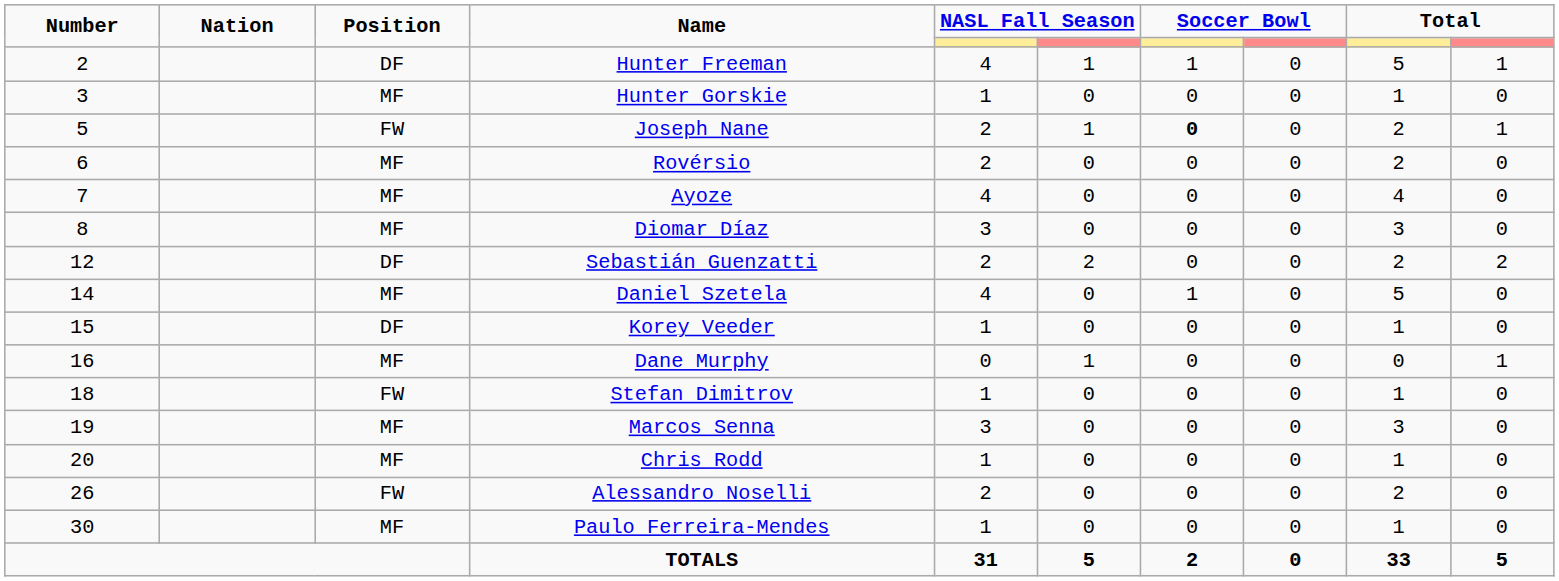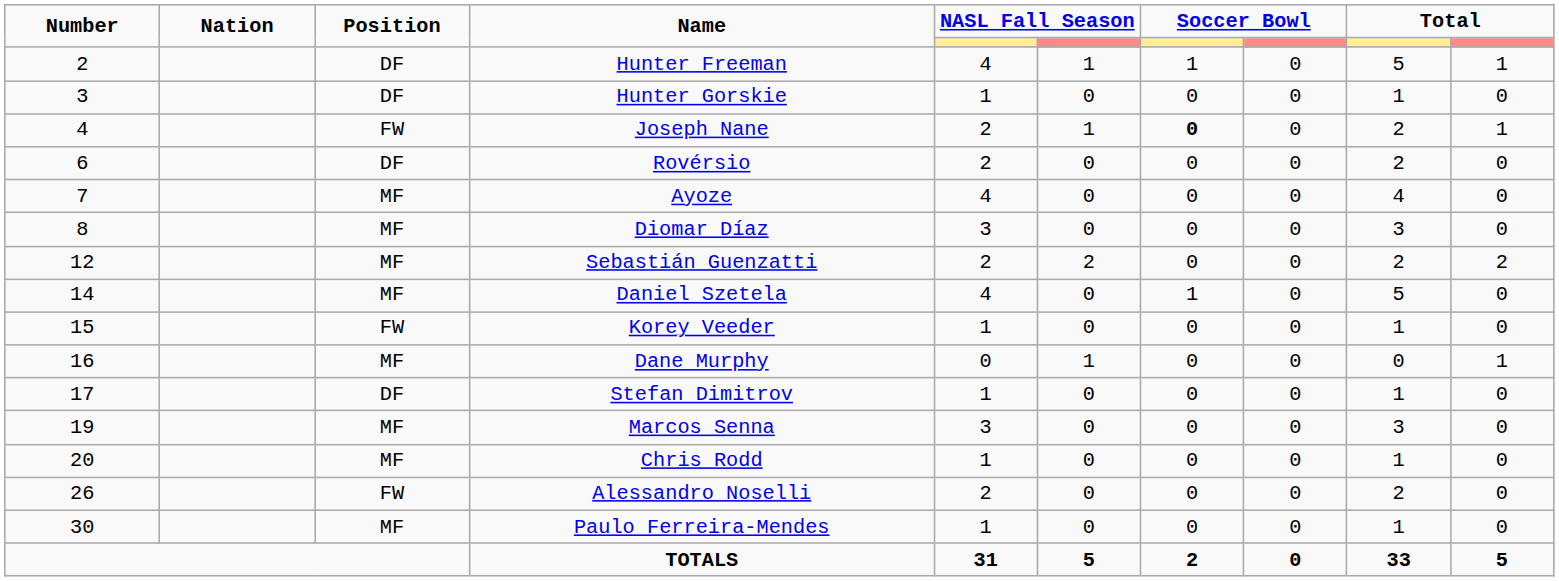(392, 97) MF -> (392, 97) DF
(82, 130) 5 -> (82, 130) 4
(392, 163) MF -> (392, 163) DF
(392, 262) DF -> (392, 262) MF
(392, 328) DF -> (392, 328) FW
(82, 395) 18 -> (82, 395) 17
(392, 395) FW -> (392, 395) DF
